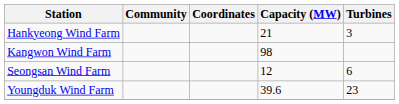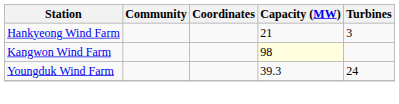(266, 52) no background -> (266, 52) lightyellow background
- row: (59, 71)
(271, 90) 39.6 -> (271, 71) 39.3
(352, 90) 23 -> (352, 71) 24
